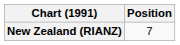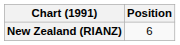(149, 31) 7 -> (149, 31) 6
